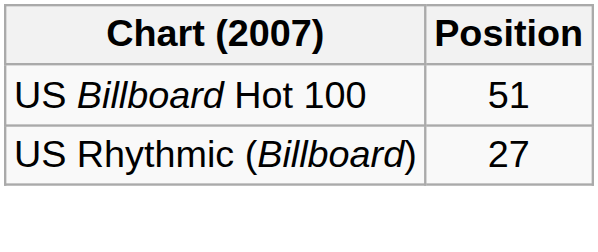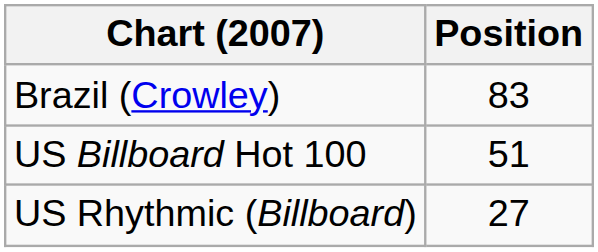+ row: (147, 94)
